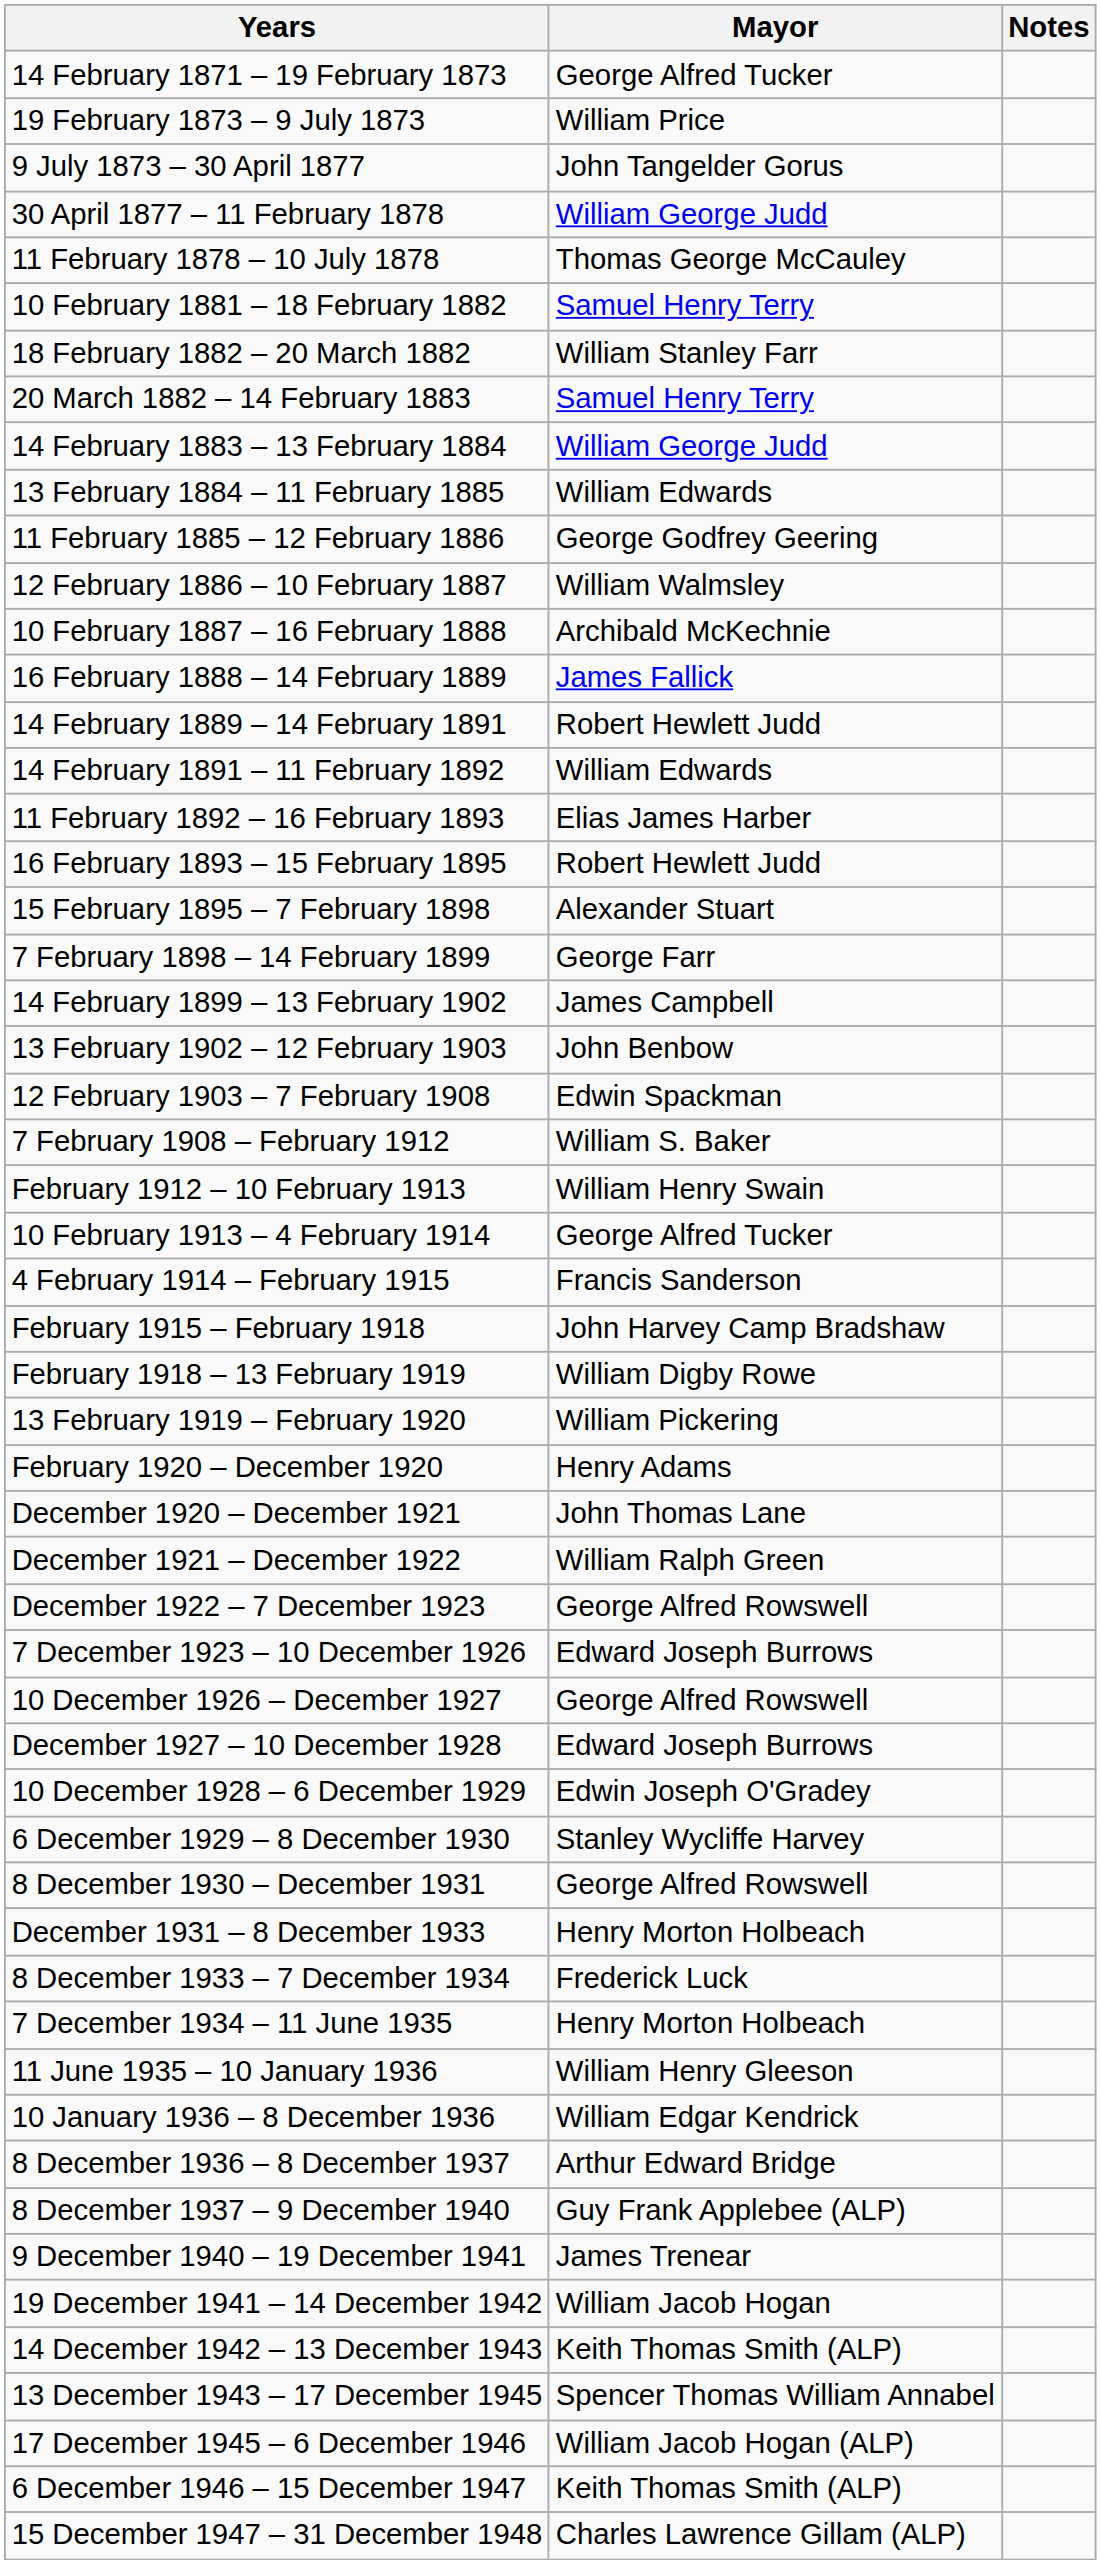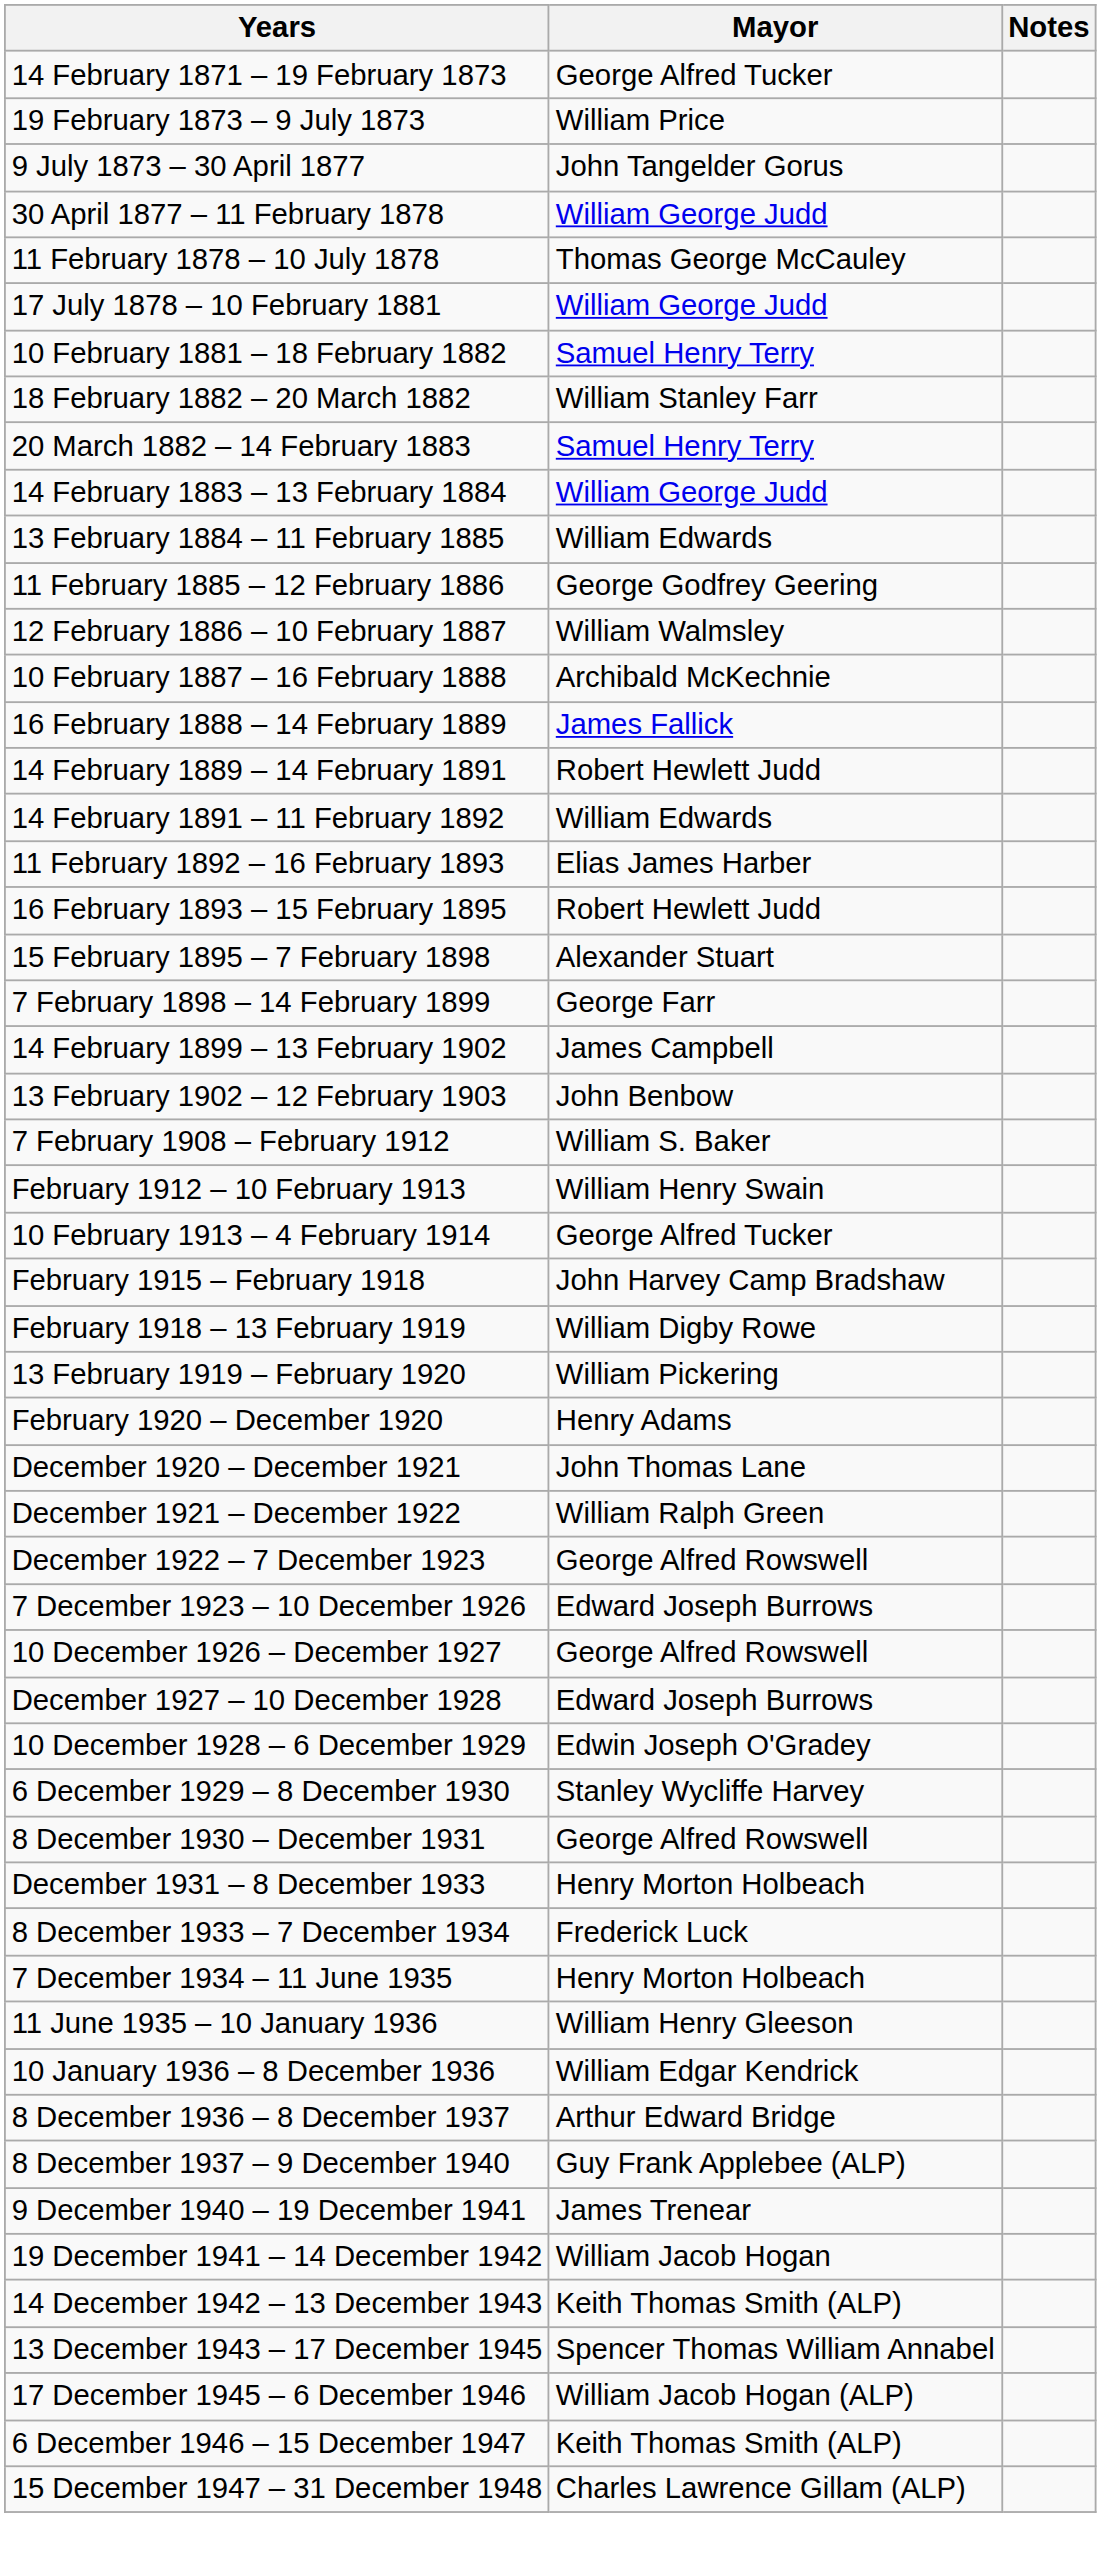+ row: (227, 306)
- row: (251, 1095)
- row: (231, 1281)
